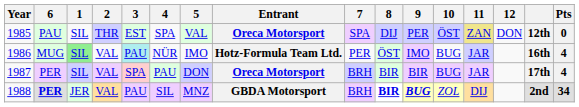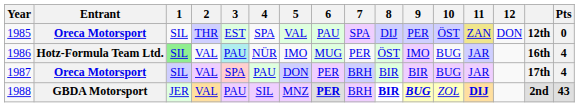columns swapped: (278, 13) <-> (50, 13)
(479, 91) normal -> (479, 91) bold
(564, 91) 34 -> (564, 91) 43
